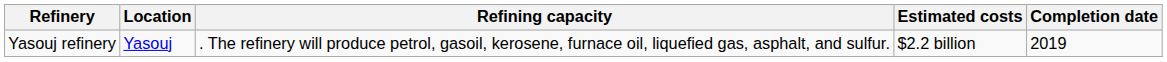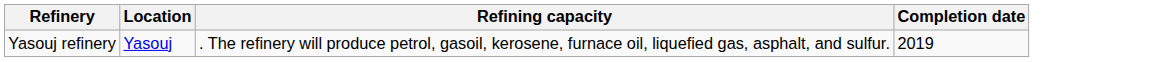- column: (960, 17)
